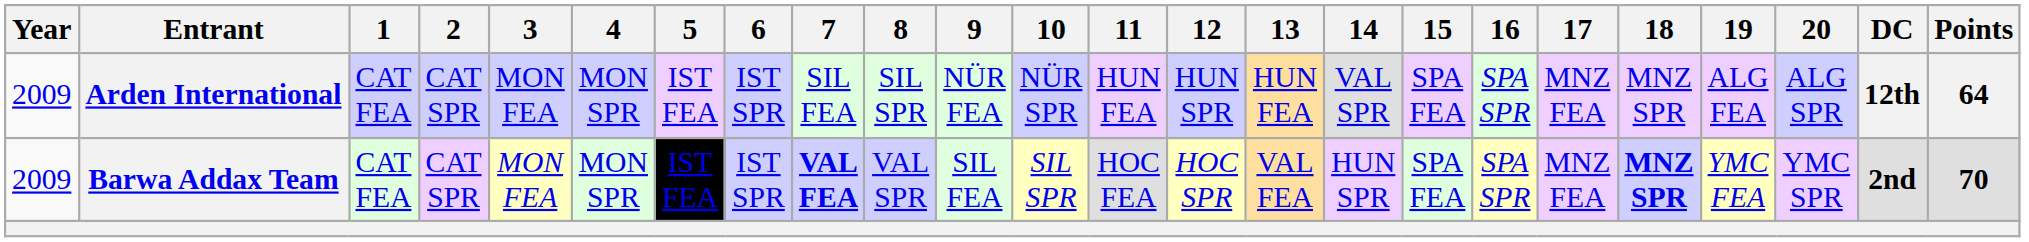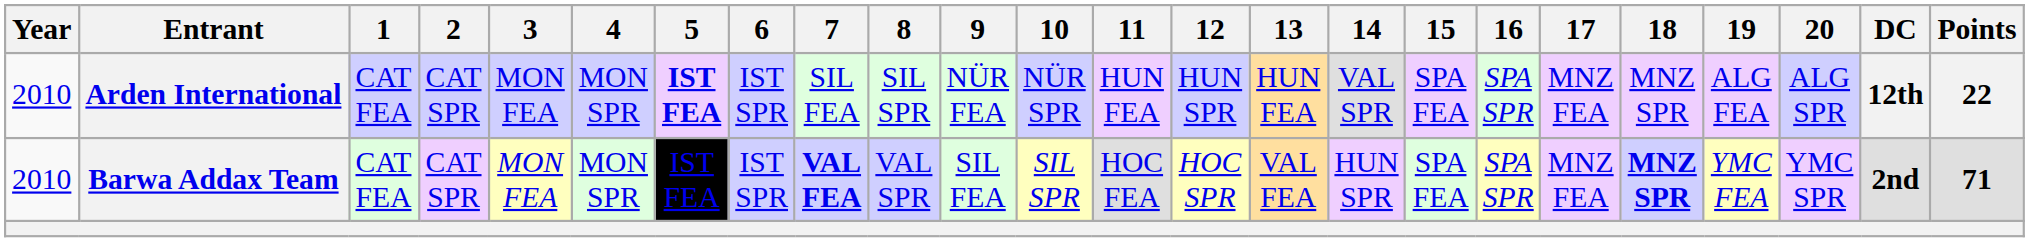(42, 94) 2009 -> (42, 94) 2010
(690, 94) normal -> (692, 94) bold
(1974, 94) 64 -> (1977, 94) 22
(42, 178) 2009 -> (42, 178) 2010
(1974, 178) 70 -> (1977, 178) 71
